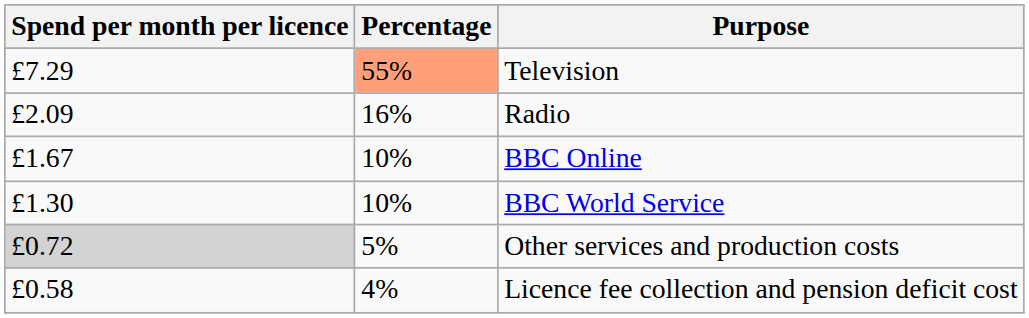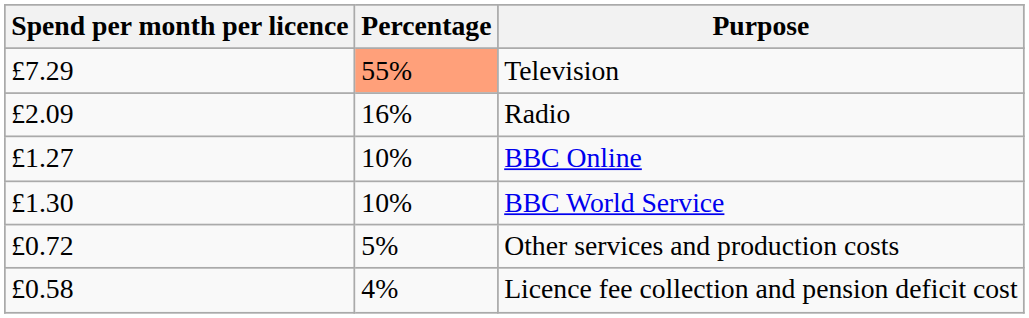(42, 158) £1.67 -> (42, 158) £1.27
(42, 245) lightgrey background -> (42, 245) no background
